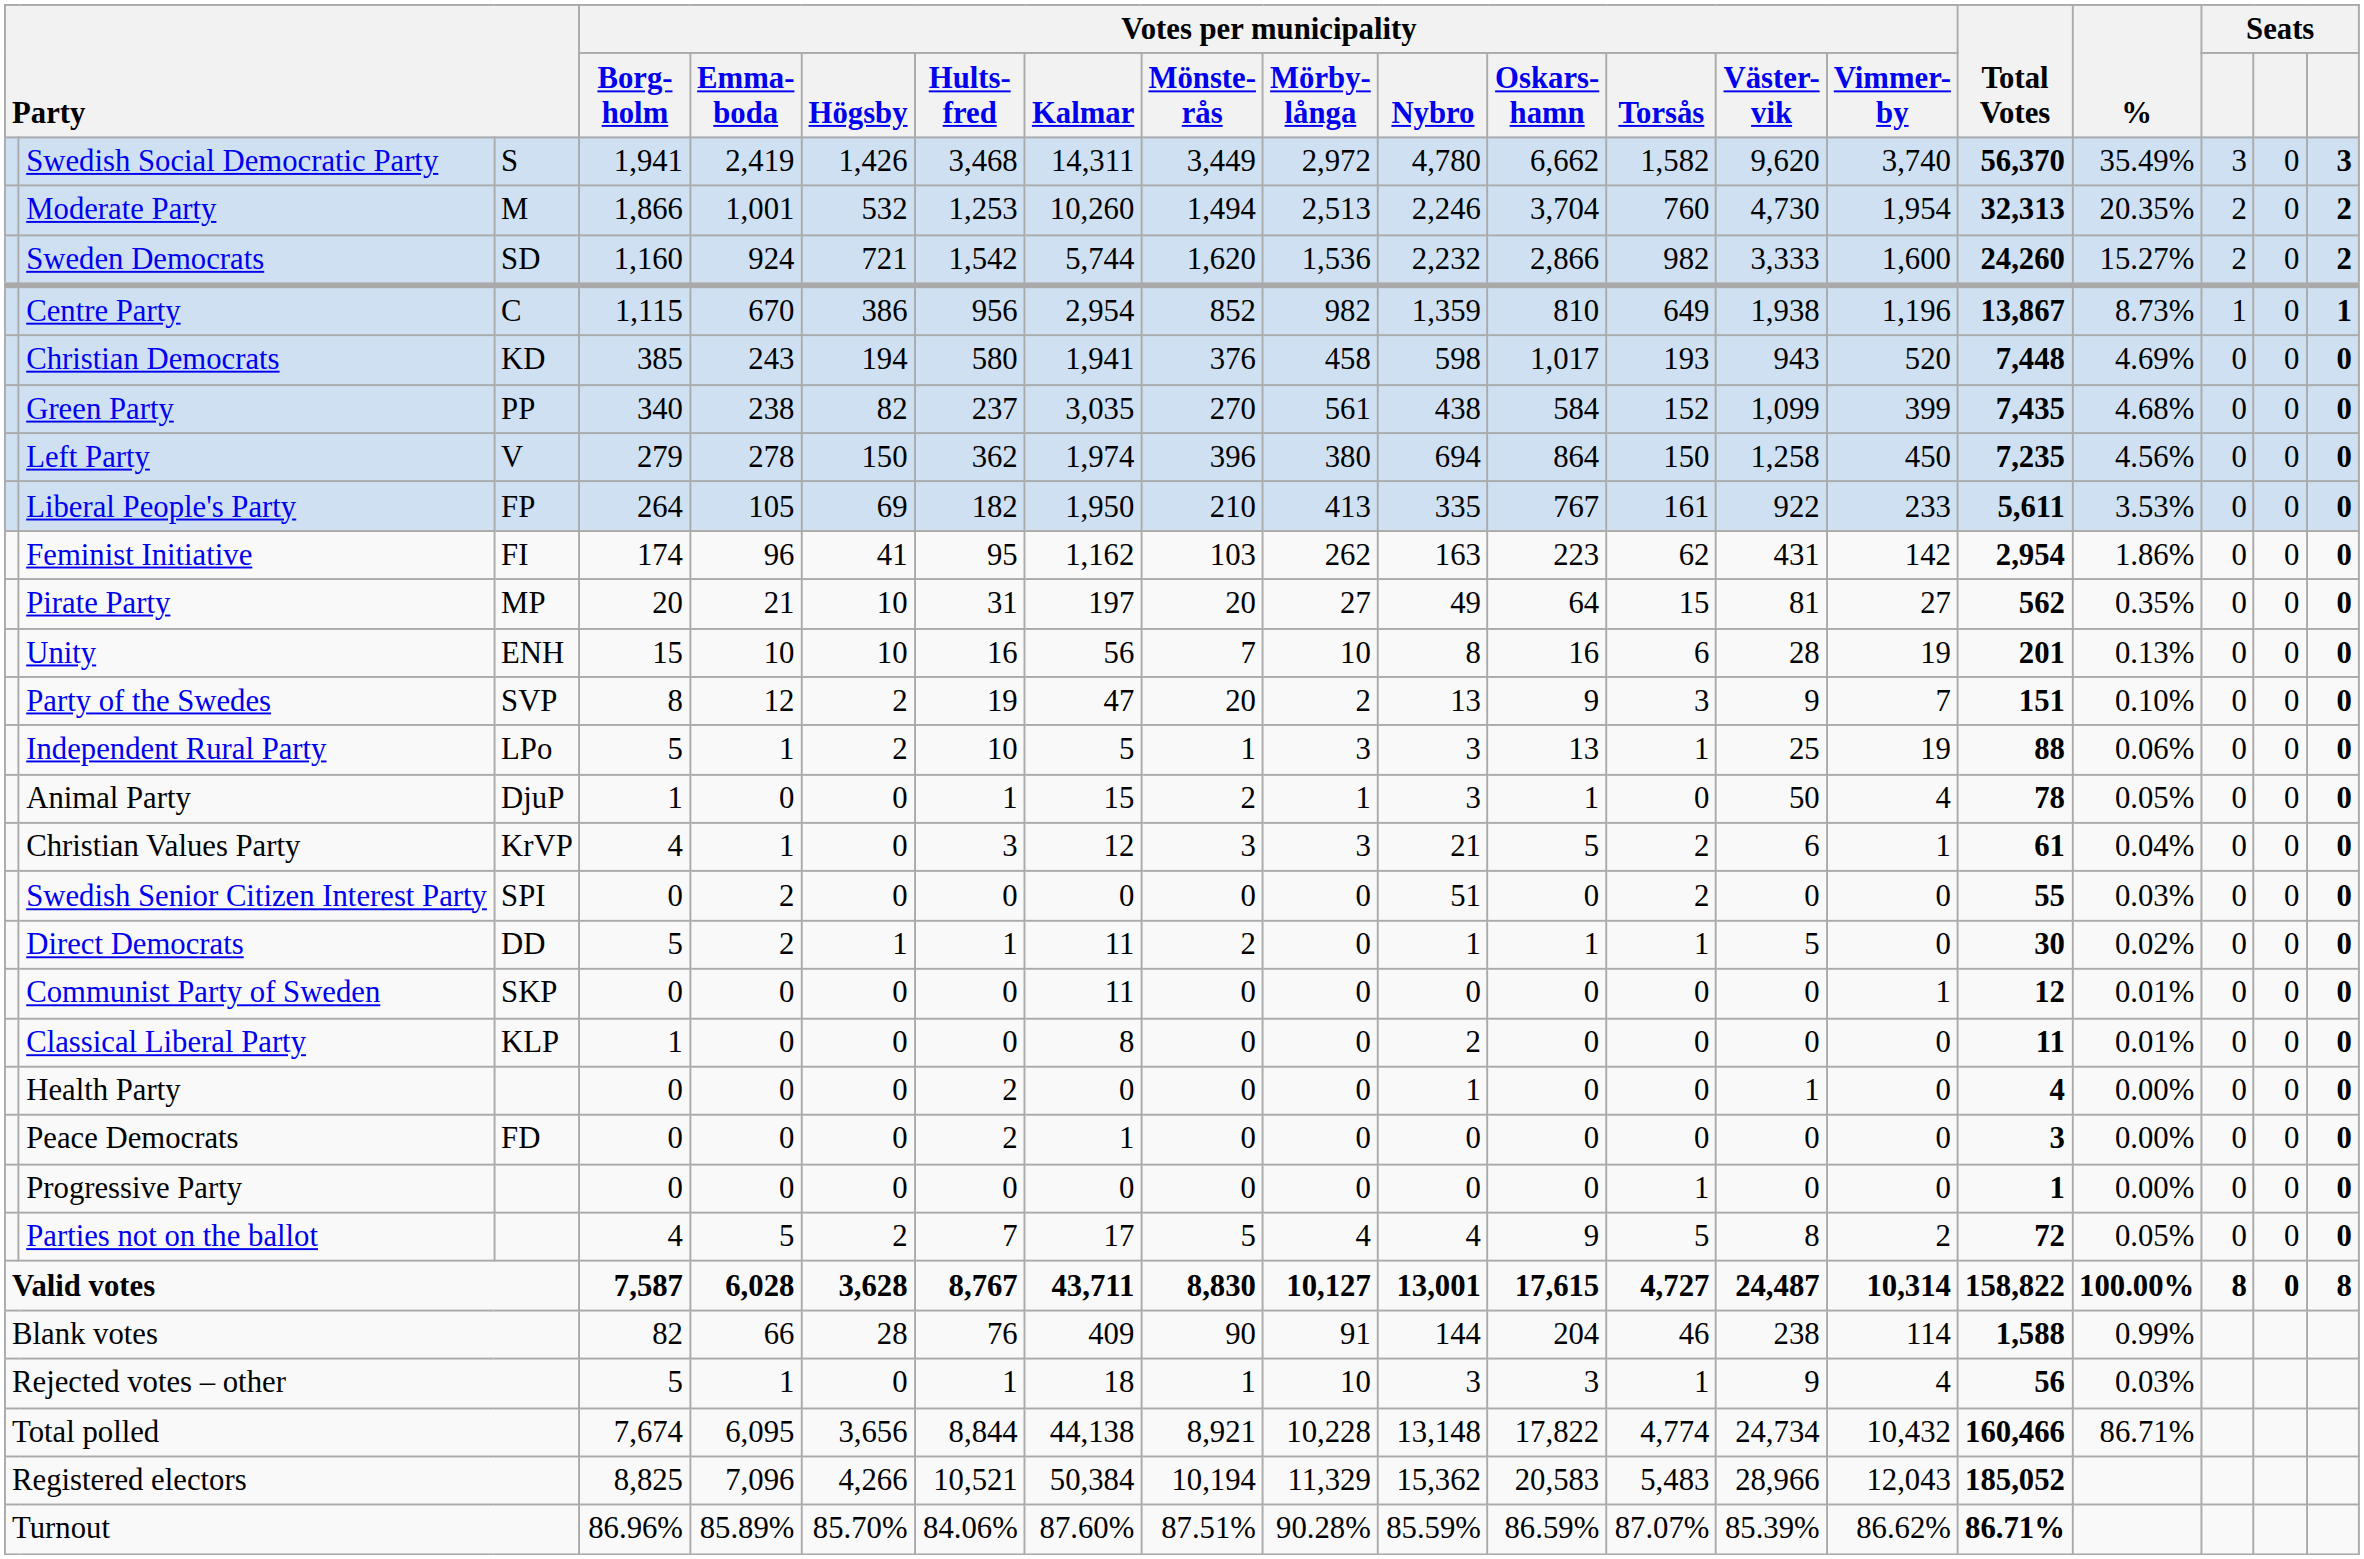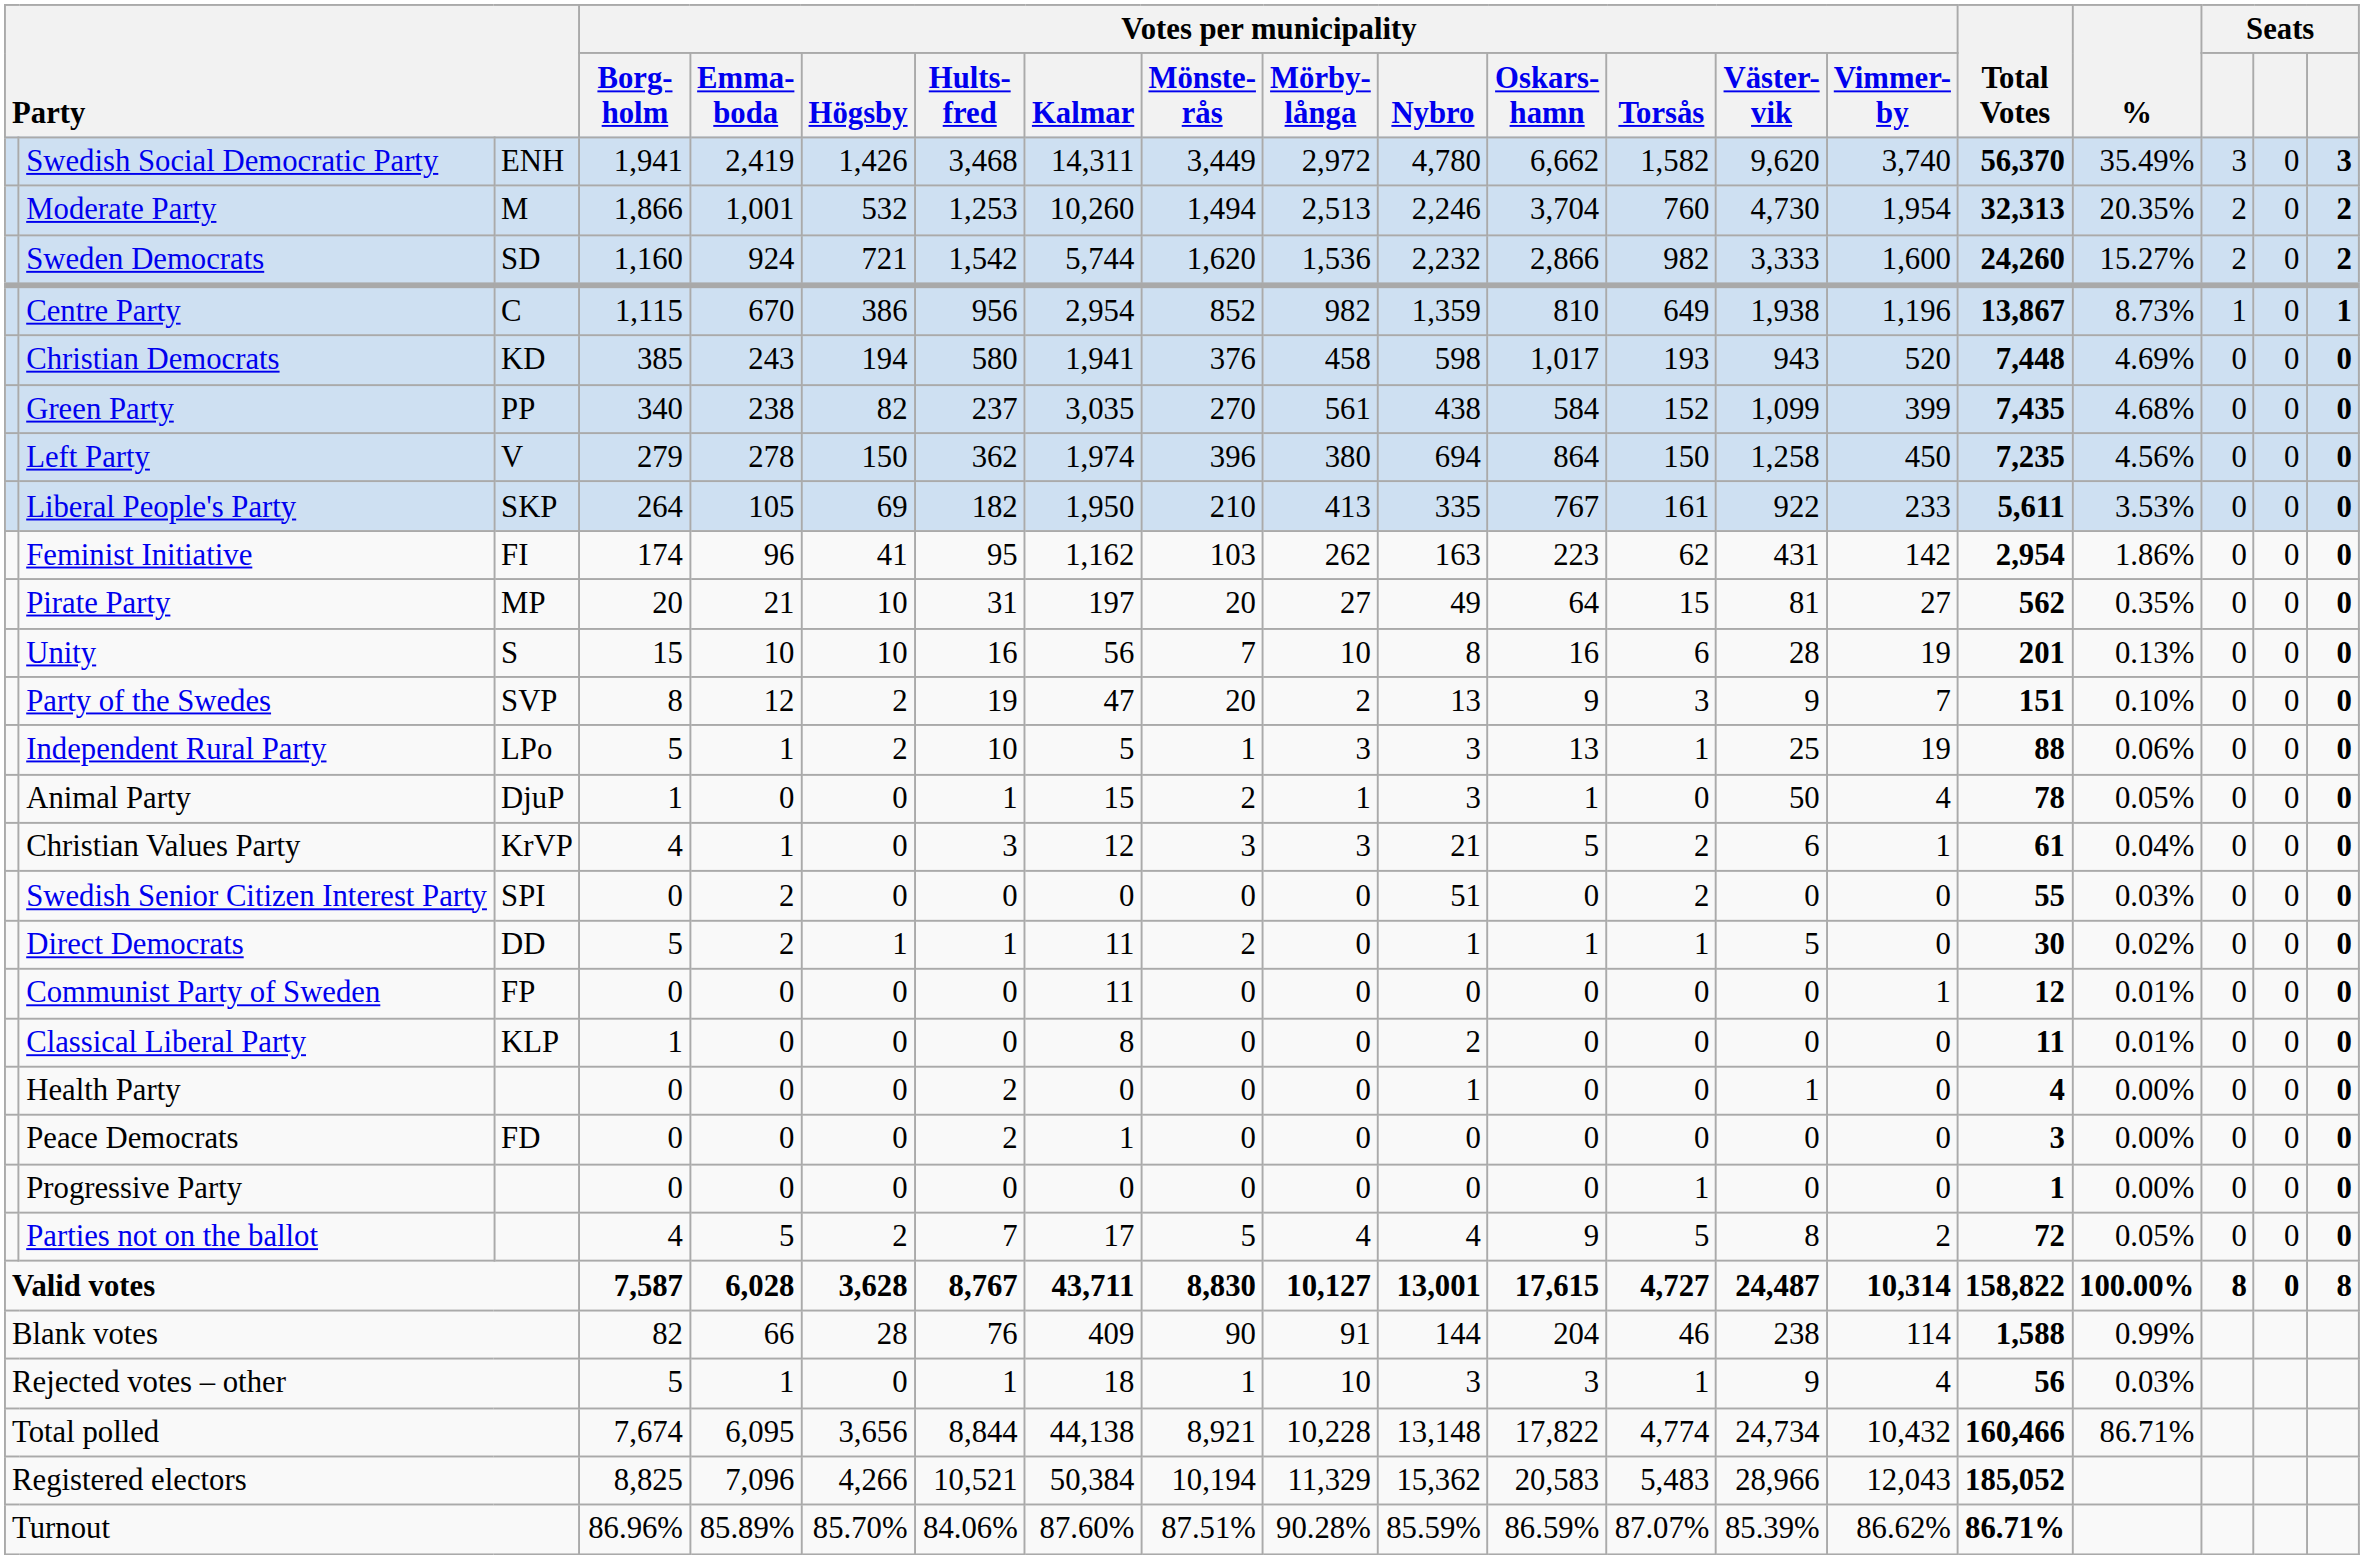(510, 160) S -> (533, 160) ENH
(518, 505) FP -> (529, 505) SKP
(533, 651) ENH -> (510, 651) S
(529, 992) SKP -> (518, 992) FP
